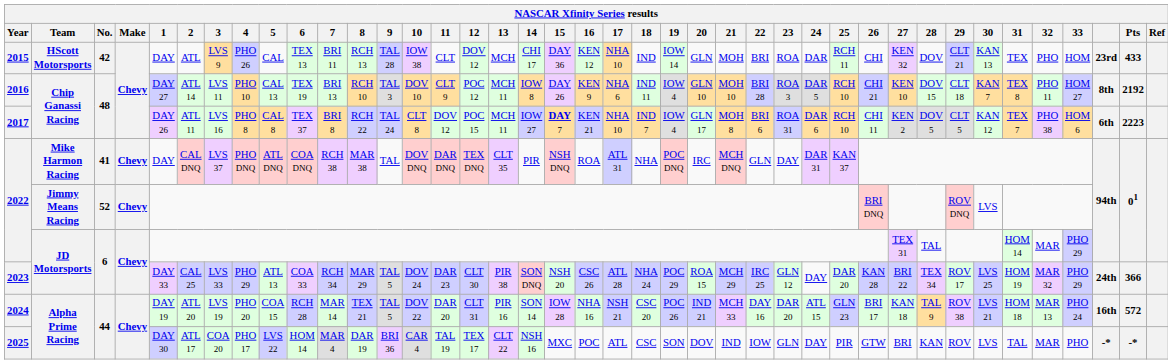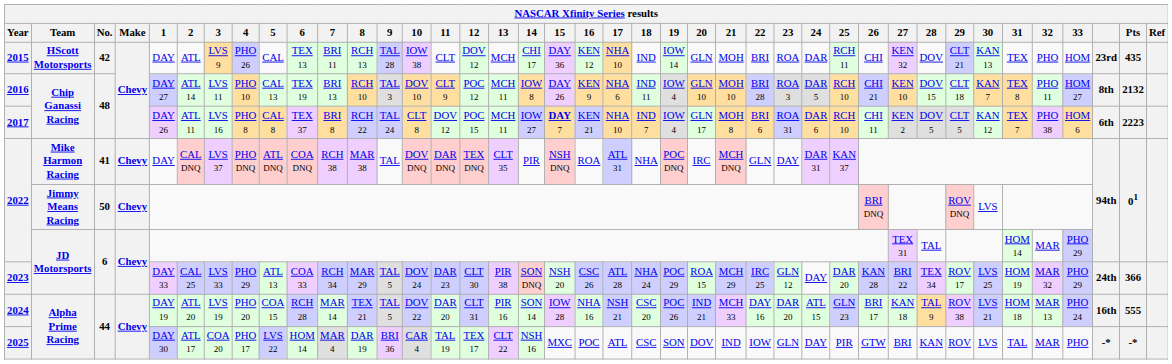(1133, 58) 433 -> (1133, 58) 435
(1133, 90) 2192 -> (1133, 90) 2132
(105, 207) 52 -> (105, 207) 50
(1133, 310) 572 -> (1133, 310) 555
